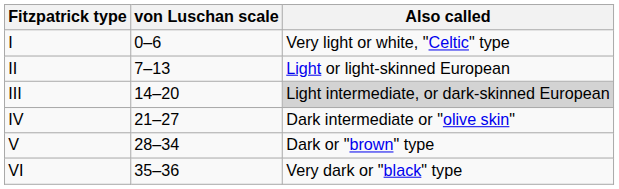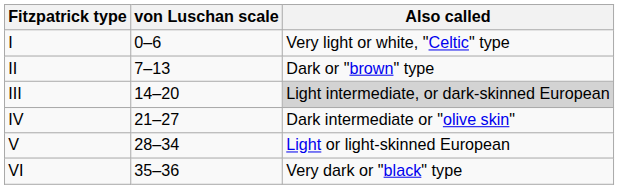(398, 68) Light or light-skinned European -> (360, 68) Dark or "brown" type
(360, 145) Dark or "brown" type -> (398, 145) Light or light-skinned European
